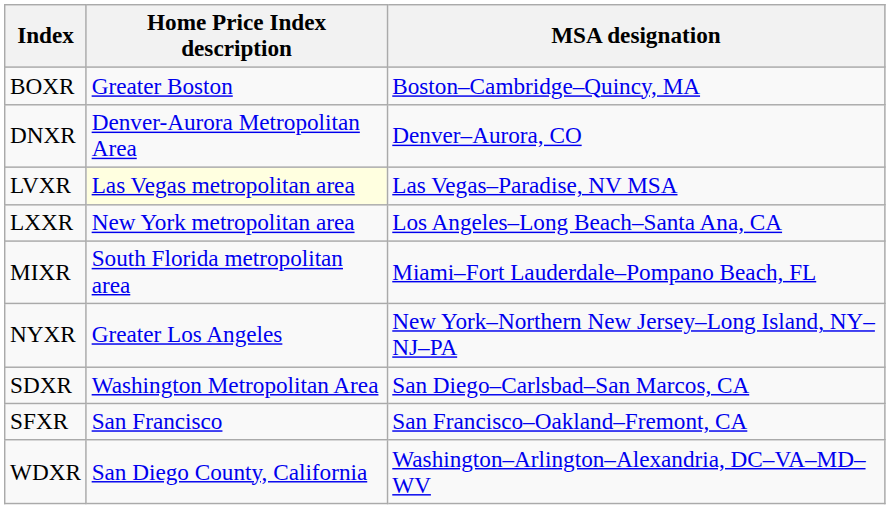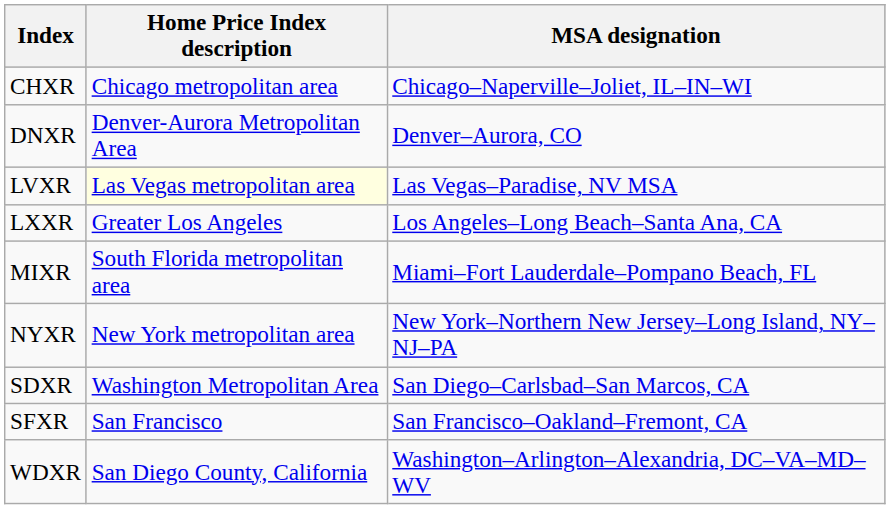- row: (42, 85)
+ row: (42, 85)
(223, 222) New York metropolitan area -> (187, 222) Greater Los Angeles
(187, 335) Greater Los Angeles -> (223, 335) New York metropolitan area
